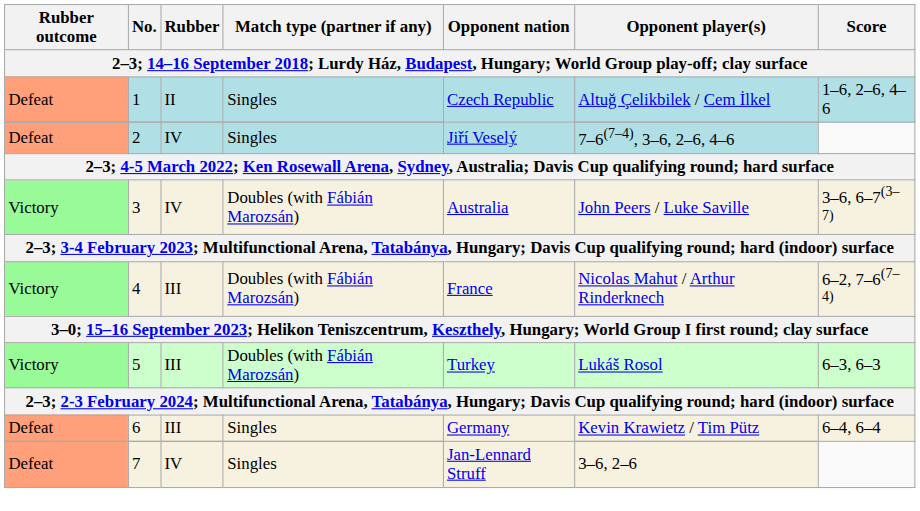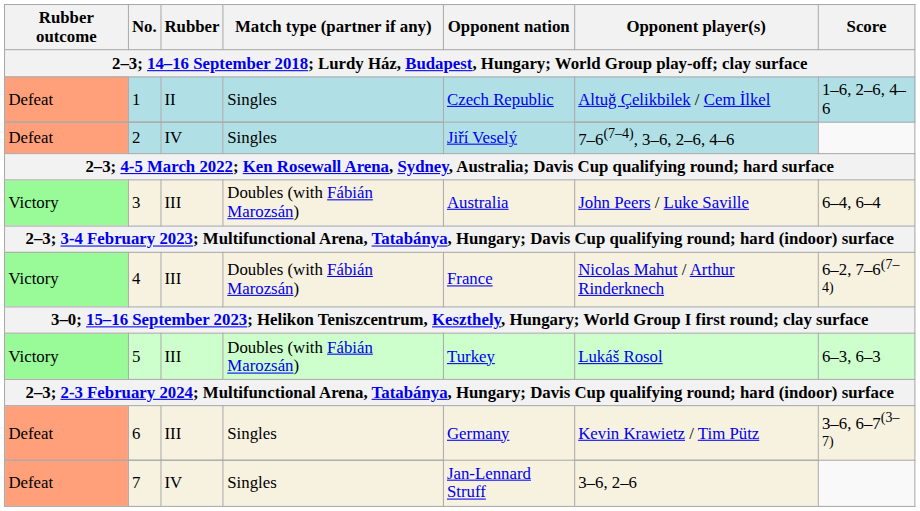(173, 207) IV -> (173, 202) III
(861, 204) 3–6, 6–7(3–7) -> (851, 202) 6–4, 6–4
(851, 428) 6–4, 6–4 -> (861, 429) 3–6, 6–7(3–7)
